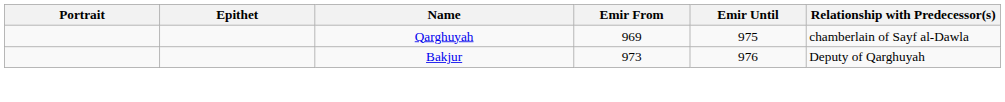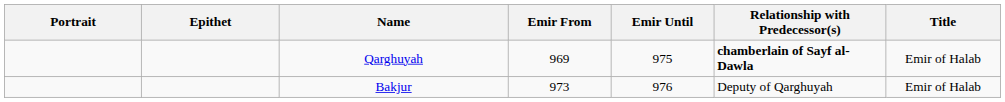+ column: (943, 22)
(889, 36) normal -> (783, 58) bold
